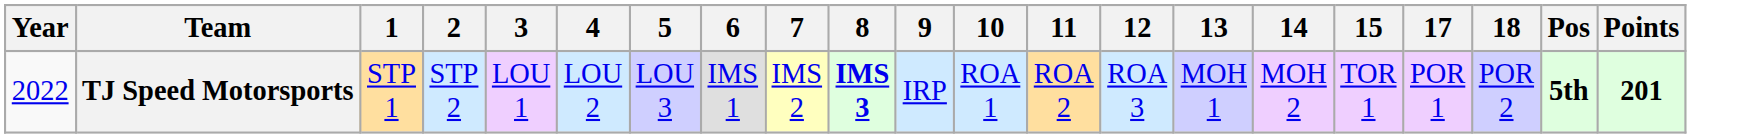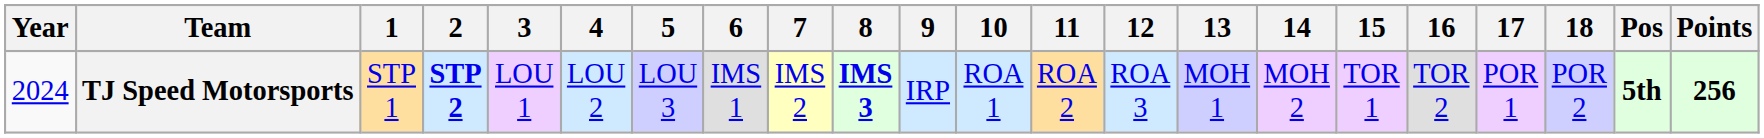+ column: (1441, 27)
(40, 91) 2022 -> (40, 91) 2024
(454, 91) normal -> (456, 91) bold
(1641, 91) 201 -> (1714, 91) 256
